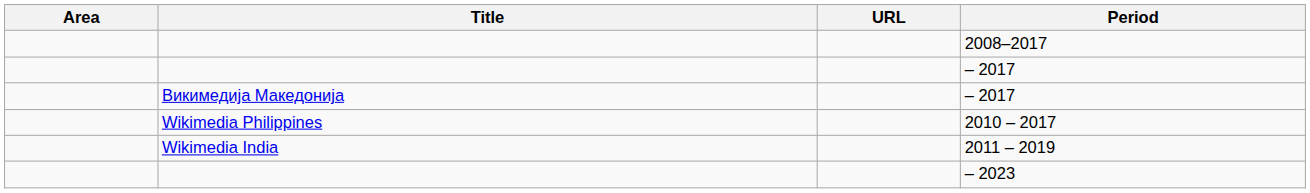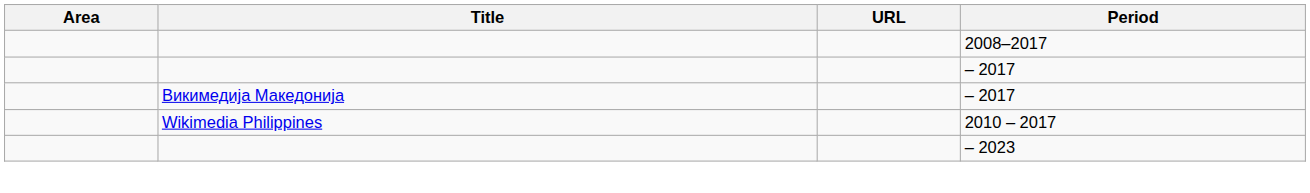- row: (220, 148)
